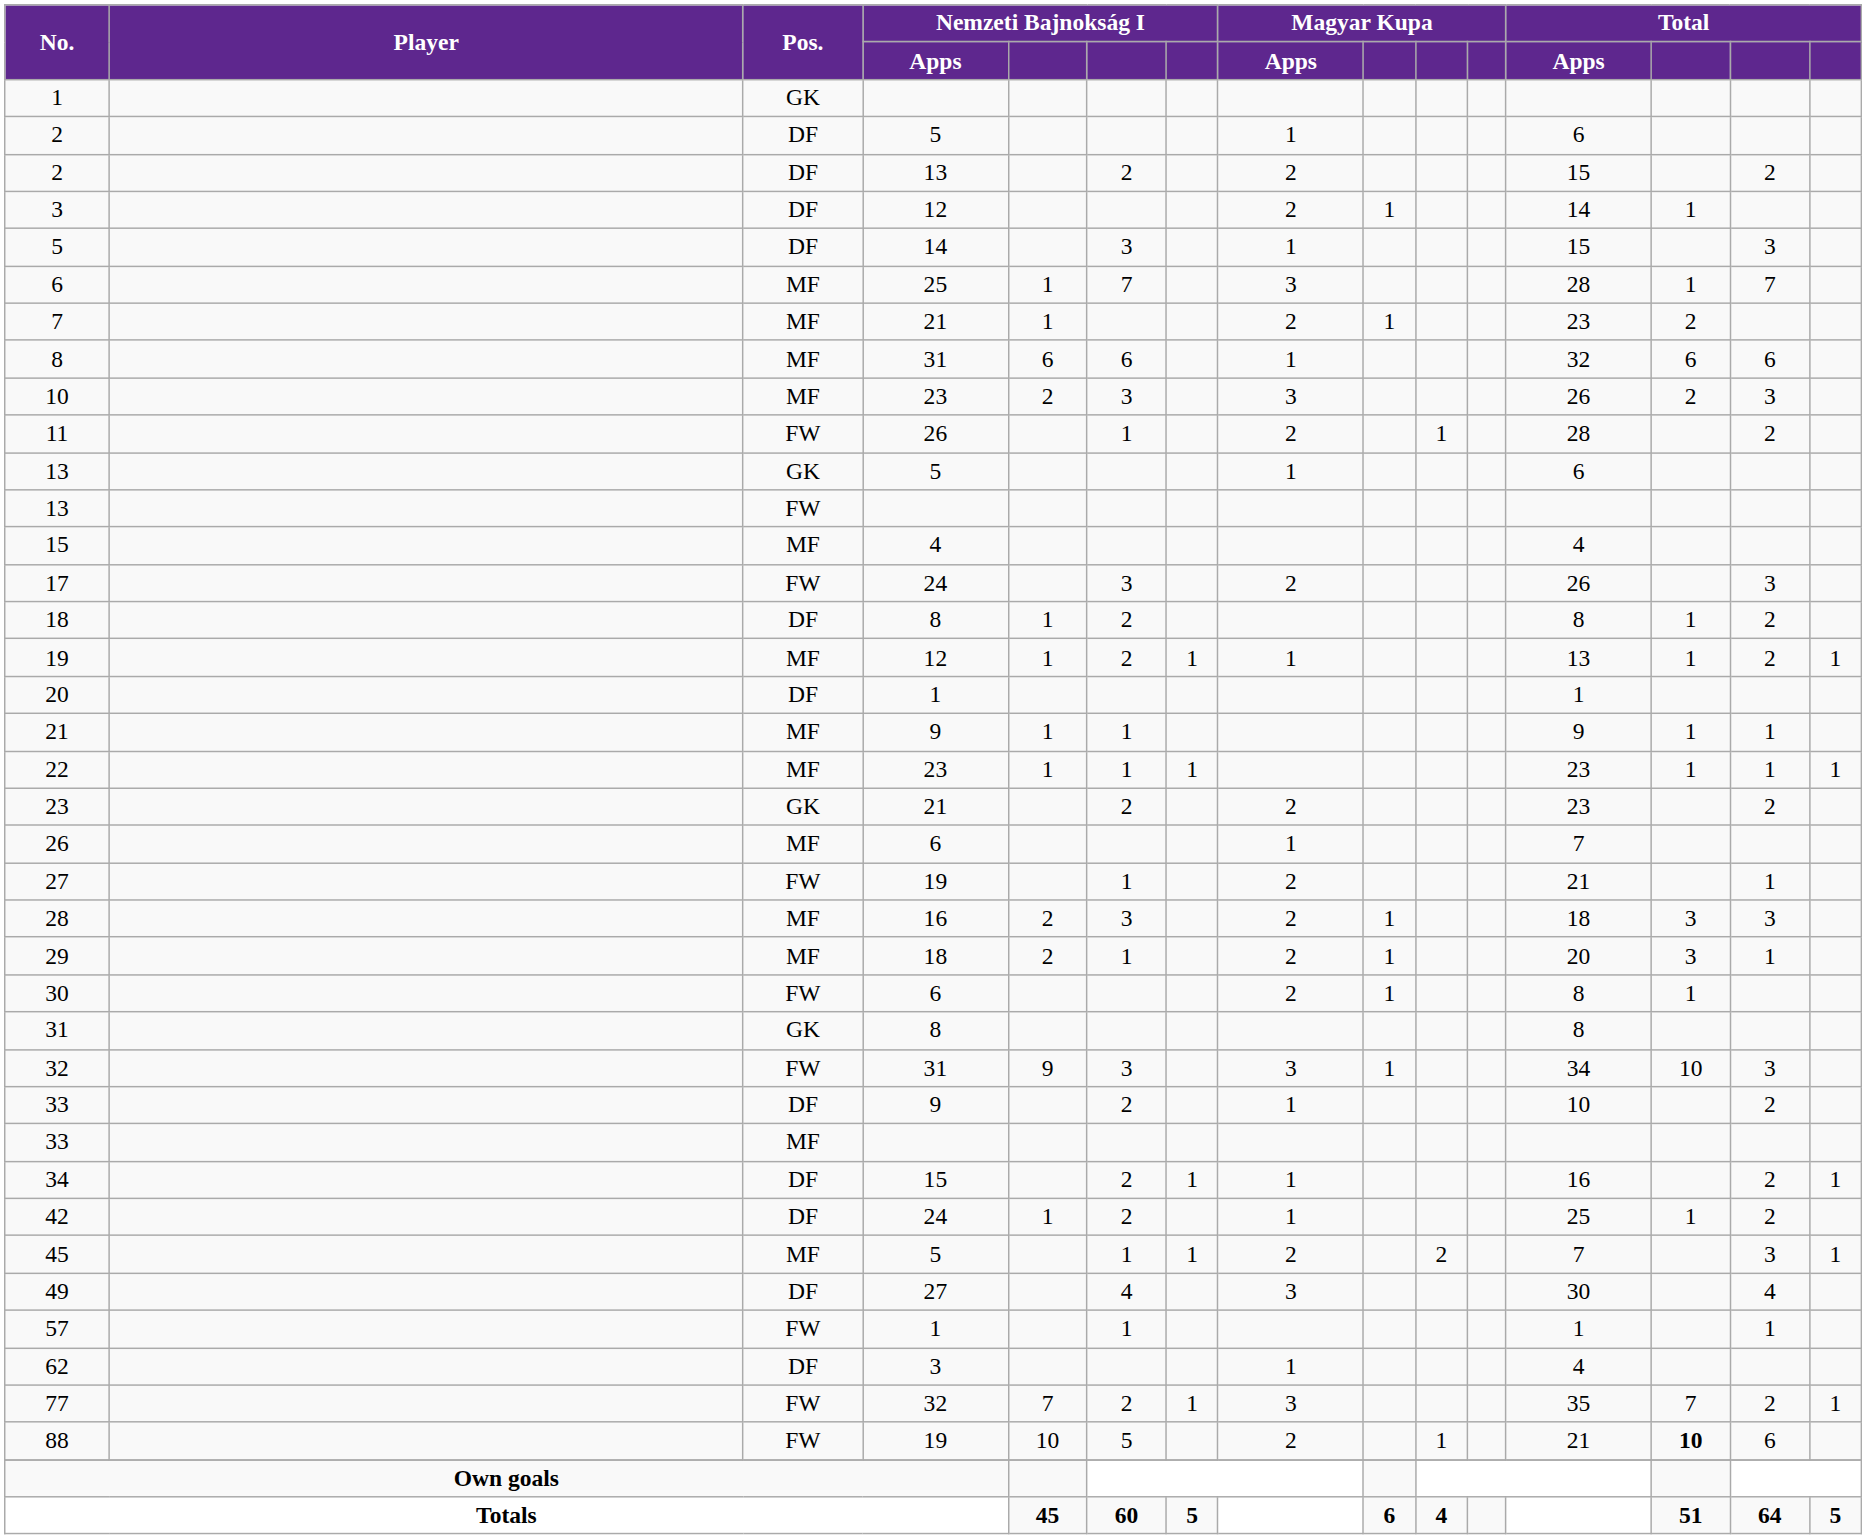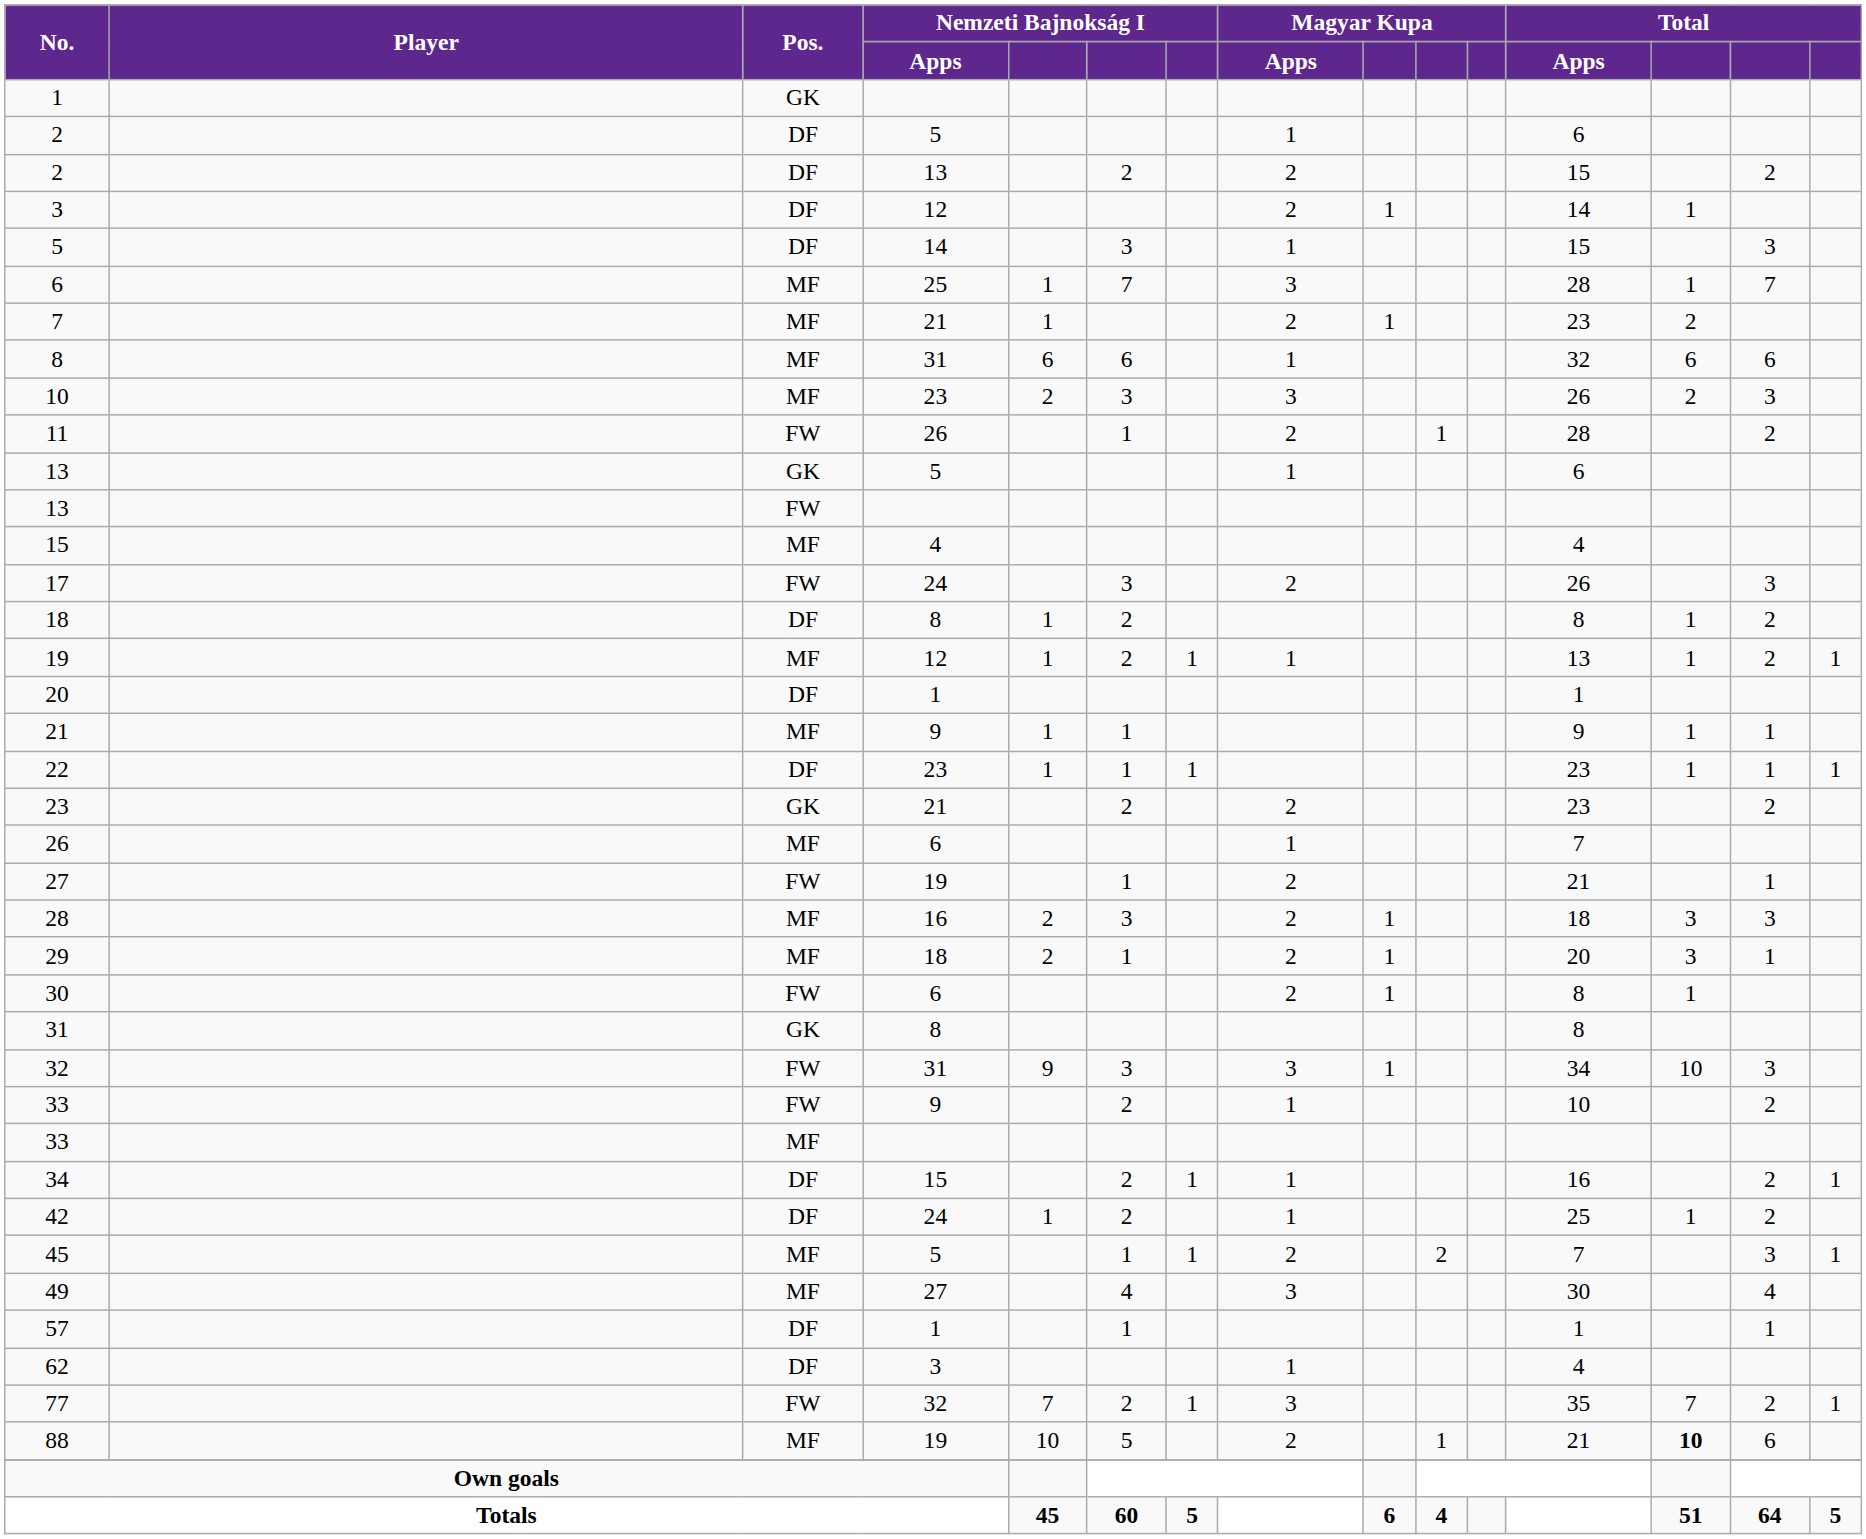(803, 769) MF -> (803, 769) DF
(803, 1104) DF -> (803, 1104) FW
(803, 1291) DF -> (803, 1291) MF
(803, 1328) FW -> (803, 1328) DF
(803, 1440) FW -> (803, 1440) MF
